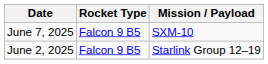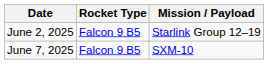rows swapped: (40, 50) <-> (40, 31)
